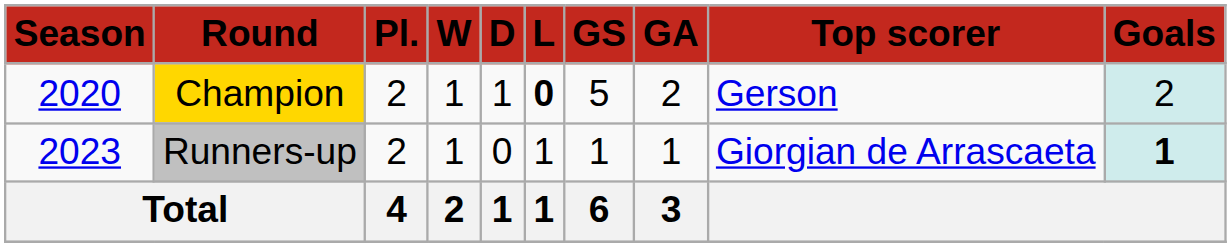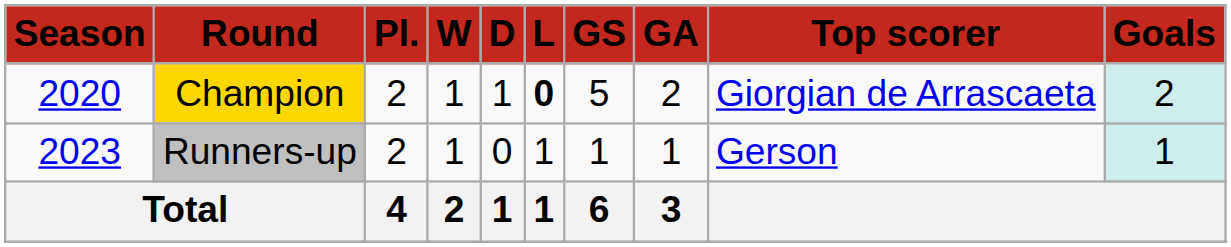(777, 92) Gerson -> (906, 92) Giorgian de Arrascaeta
(906, 151) Giorgian de Arrascaeta -> (777, 151) Gerson
(1164, 151) bold -> (1164, 151) normal
